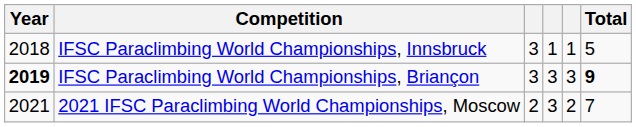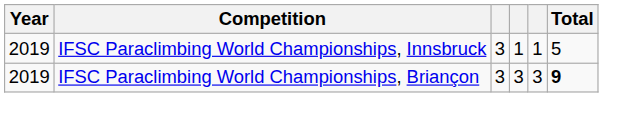(29, 48) 2018 -> (29, 48) 2019
(29, 77) bold -> (29, 77) normal
- row: (289, 106)
